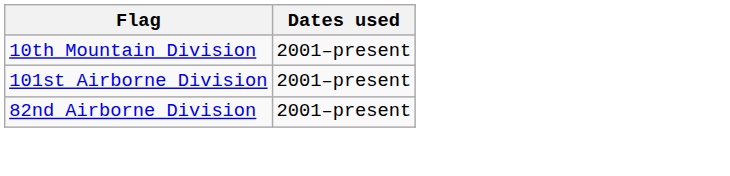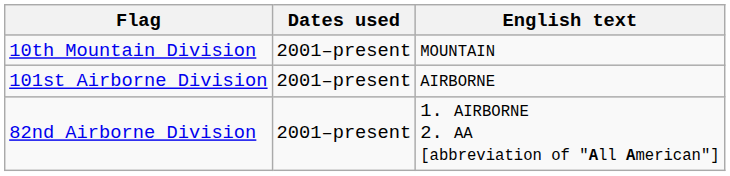+ column: (570, 20)
